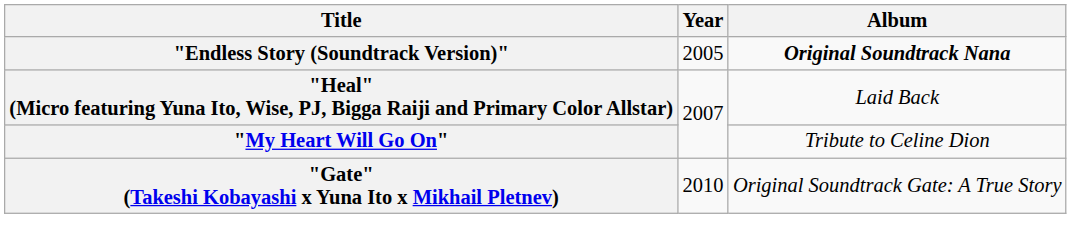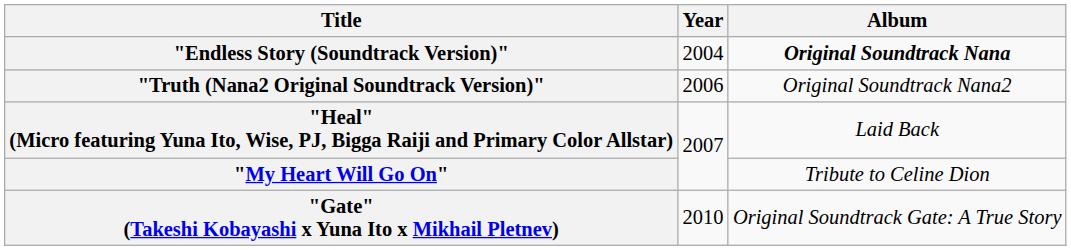(703, 53) 2005 -> (703, 53) 2004
+ row: (341, 85)
